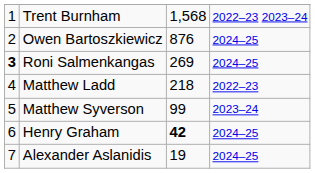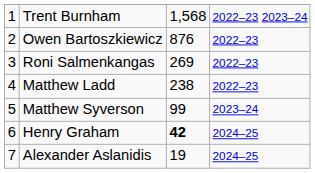(235, 39) 2024–25 -> (235, 39) 2022–23
(12, 62) bold -> (12, 62) normal
(235, 63) 2024–25 -> (235, 63) 2022–23
(182, 86) 218 -> (182, 86) 238
